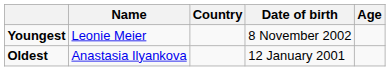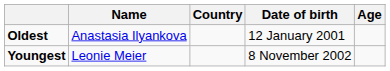rows swapped: (36, 35) <-> (28, 55)
